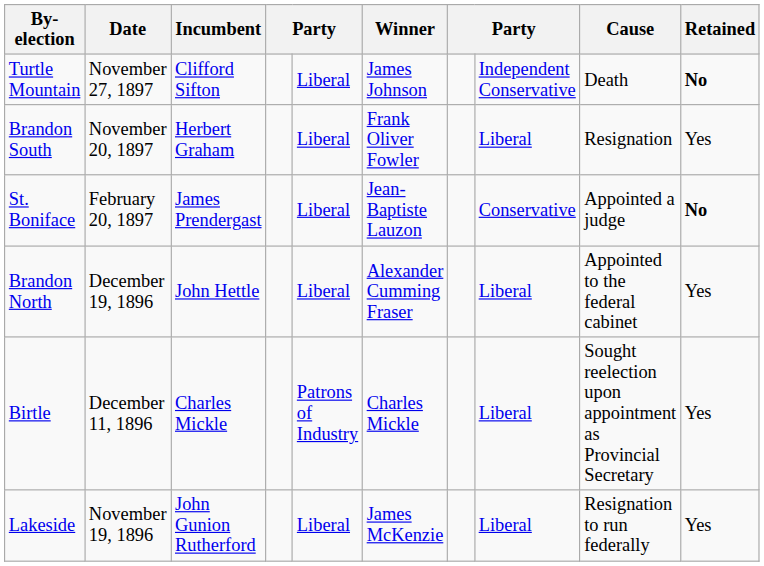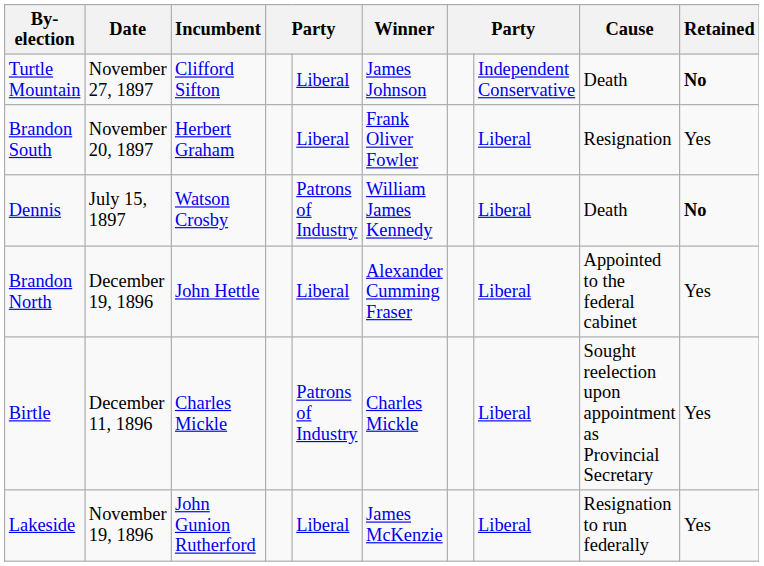+ row: (35, 210)
- row: (42, 210)
